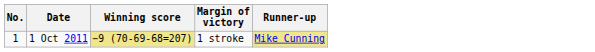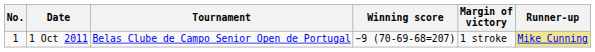+ column: (222, 18)
(142, 39) khaki background -> (405, 39) no background
